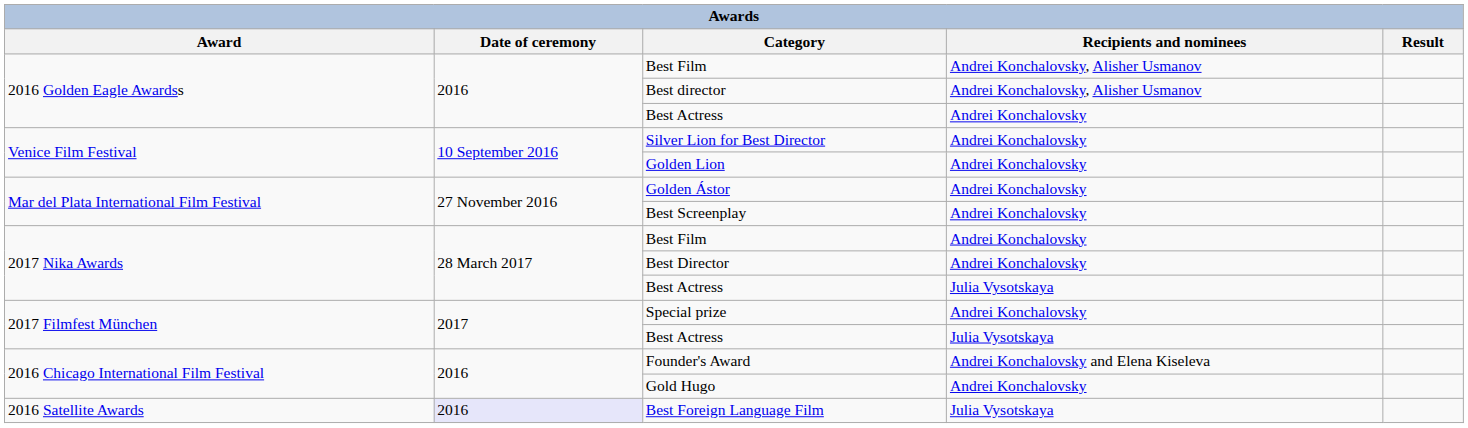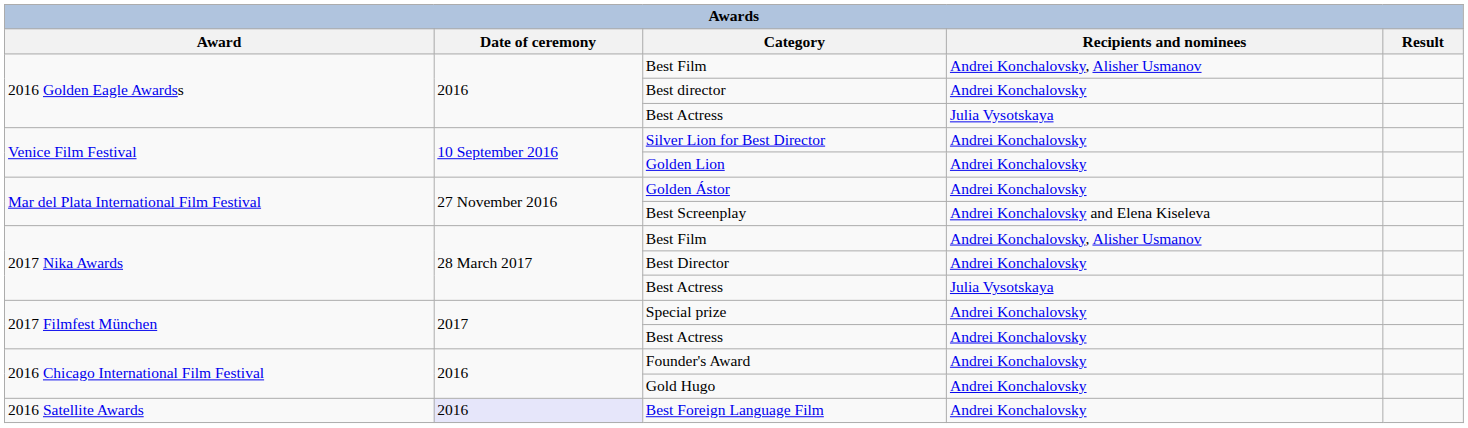(1076, 90) Andrei Konchalovsky, Alisher Usmanov -> (1018, 90) Andrei Konchalovsky
(1018, 115) Andrei Konchalovsky -> (1002, 115) Julia Vysotskaya
(1018, 213) Andrei Konchalovsky -> (1080, 213) Andrei Konchalovsky and Elena Kiseleva
(1018, 238) Andrei Konchalovsky -> (1076, 238) Andrei Konchalovsky, Alisher Usmanov
(1002, 336) Julia Vysotskaya -> (1018, 336) Andrei Konchalovsky
(1080, 361) Andrei Konchalovsky and Elena Kiseleva -> (1018, 361) Andrei Konchalovsky
(1002, 410) Julia Vysotskaya -> (1018, 410) Andrei Konchalovsky
